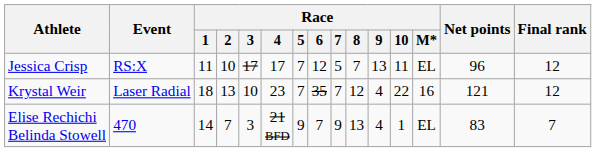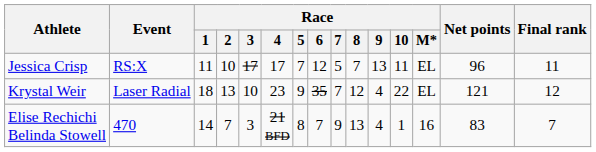(552, 66) 12 -> (552, 66) 11
(301, 91) 7 -> (301, 91) 9
(426, 91) 16 -> (426, 91) EL
(301, 125) 9 -> (301, 125) 8
(426, 125) EL -> (426, 125) 16
